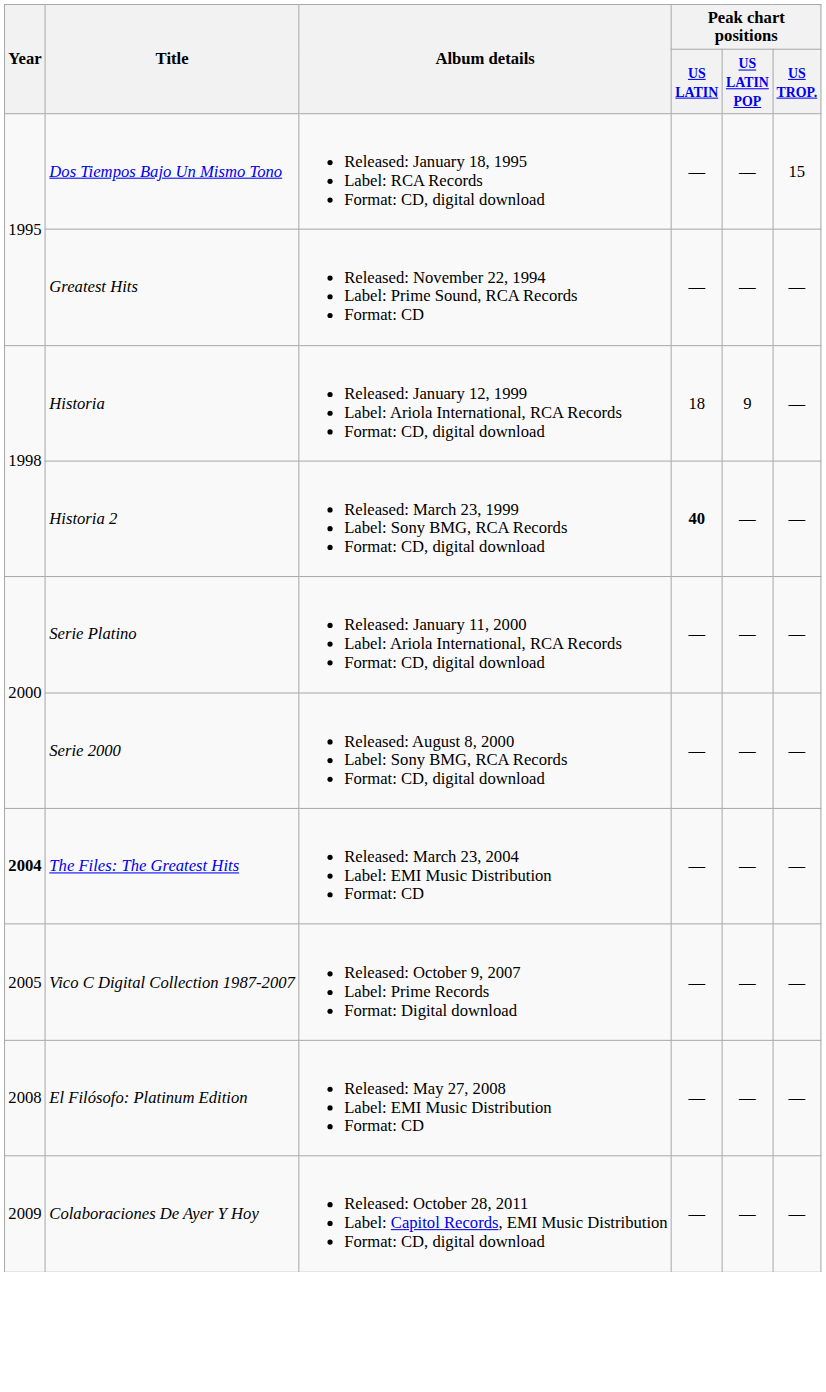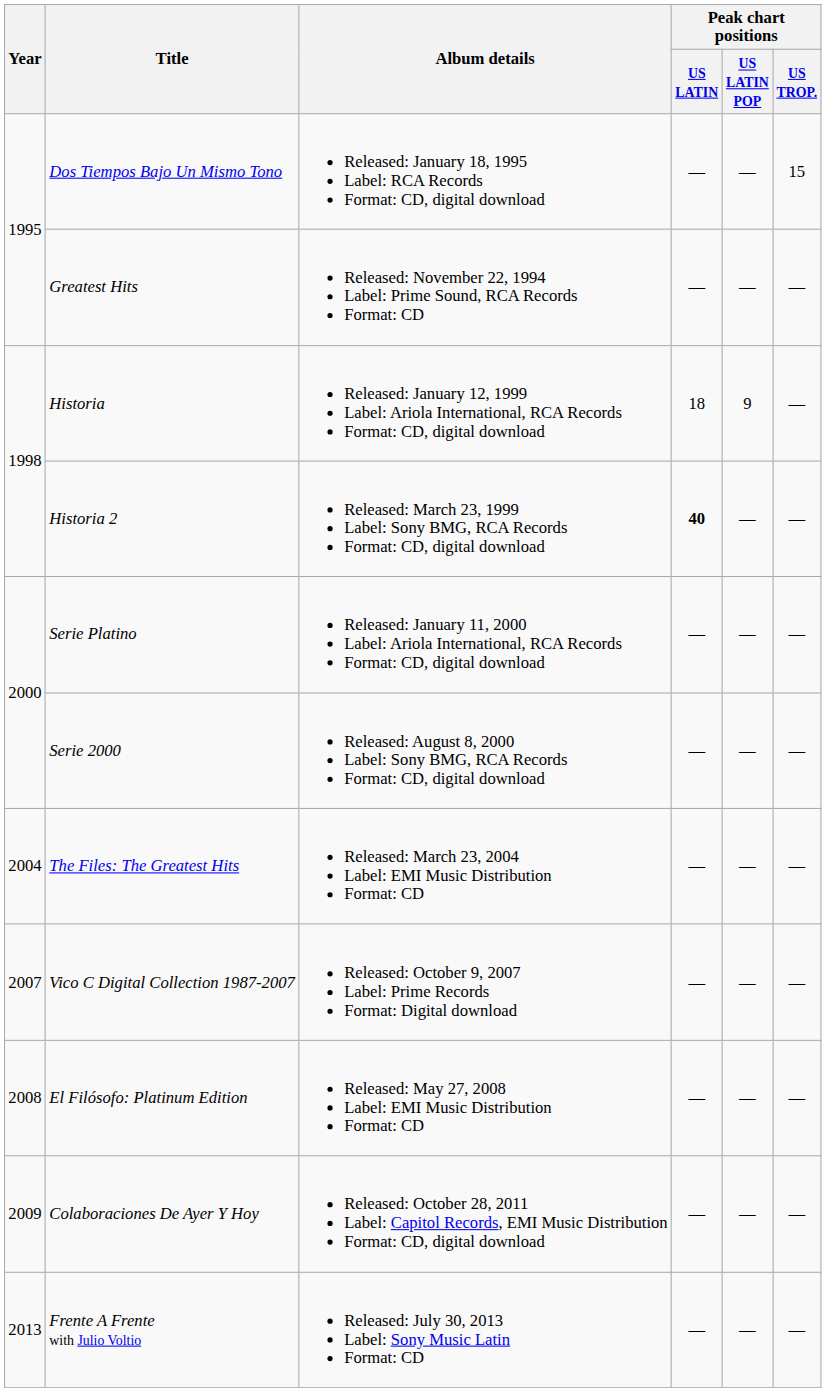(25, 866) bold -> (25, 866) normal
(25, 982) 2005 -> (25, 982) 2007
+ row: (102, 1329)
